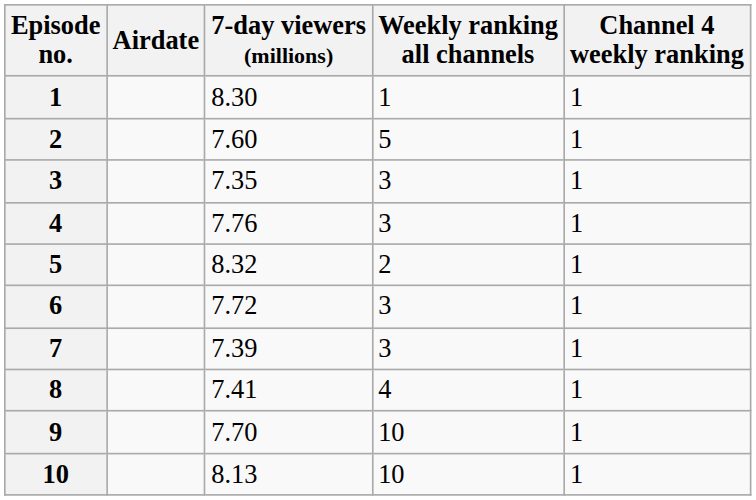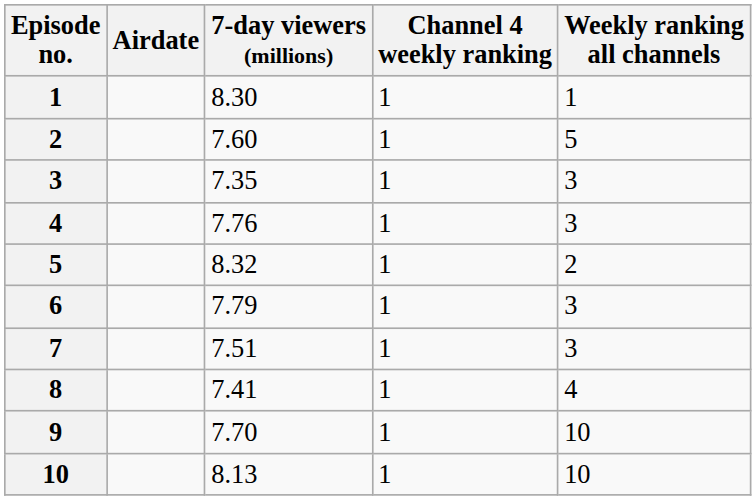columns swapped: (657, 40) <-> (468, 40)
(234, 306) 7.72 -> (234, 306) 7.79
(234, 348) 7.39 -> (234, 348) 7.51
